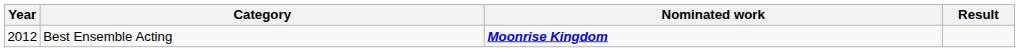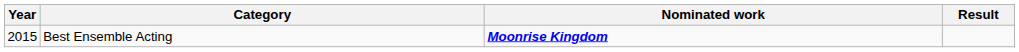(22, 36) 2012 -> (22, 36) 2015
